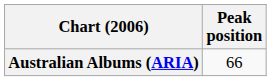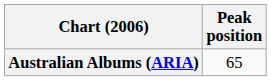(234, 62) 66 -> (234, 62) 65
